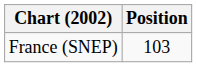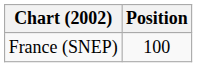(157, 47) 103 -> (157, 47) 100
